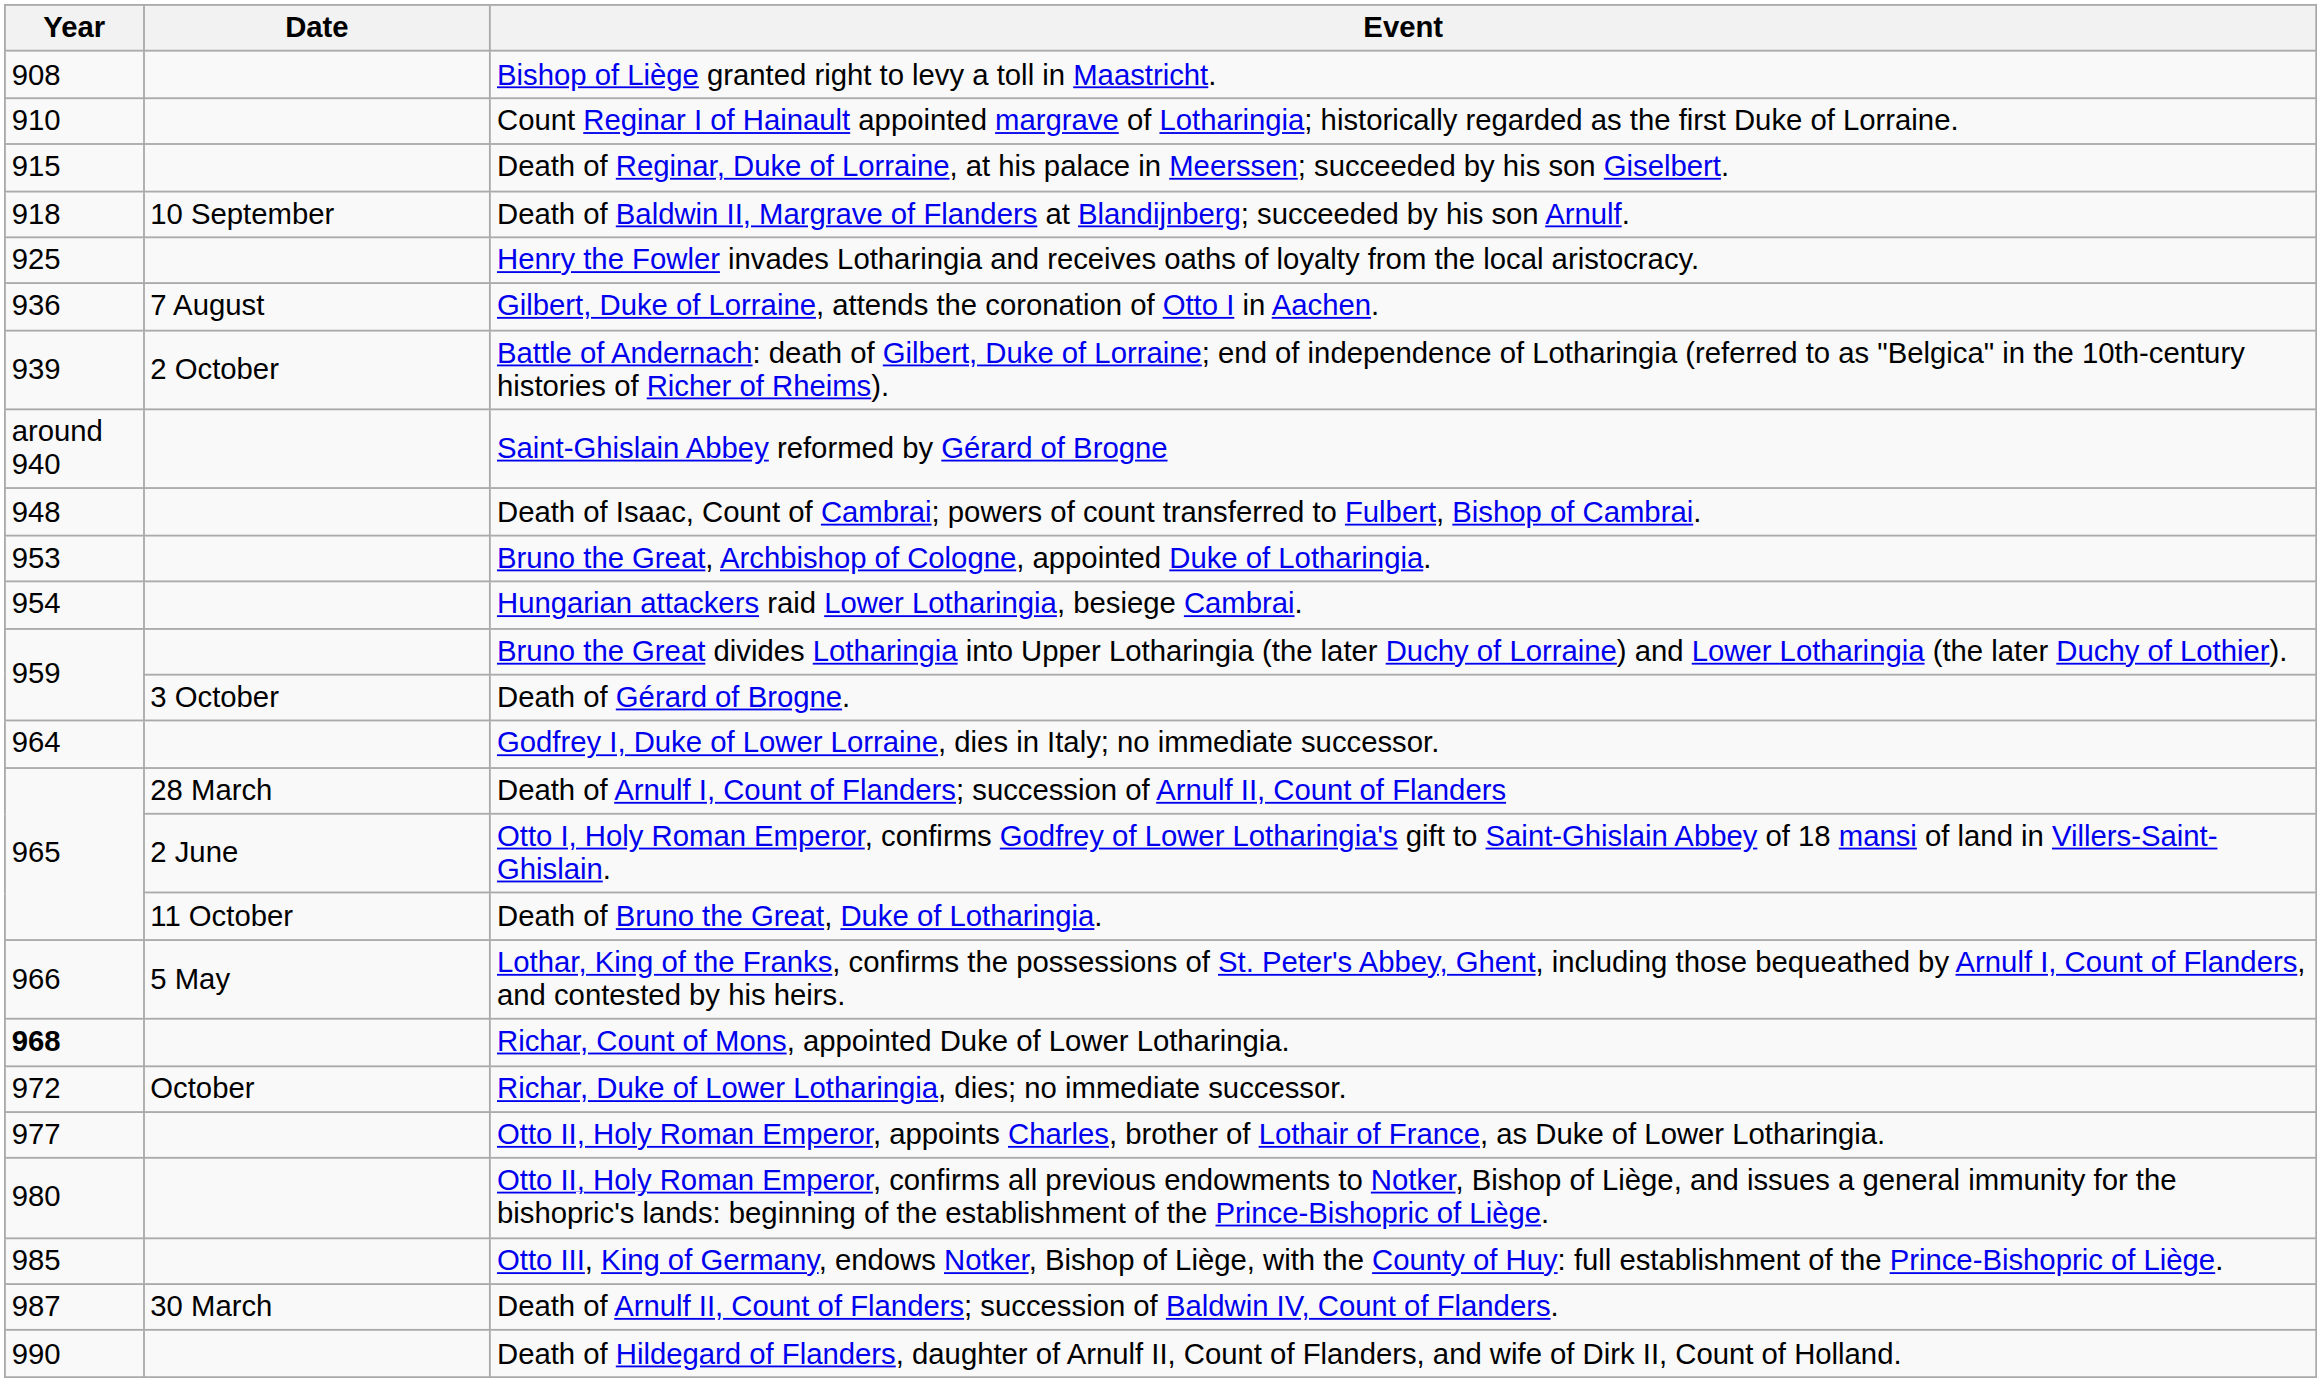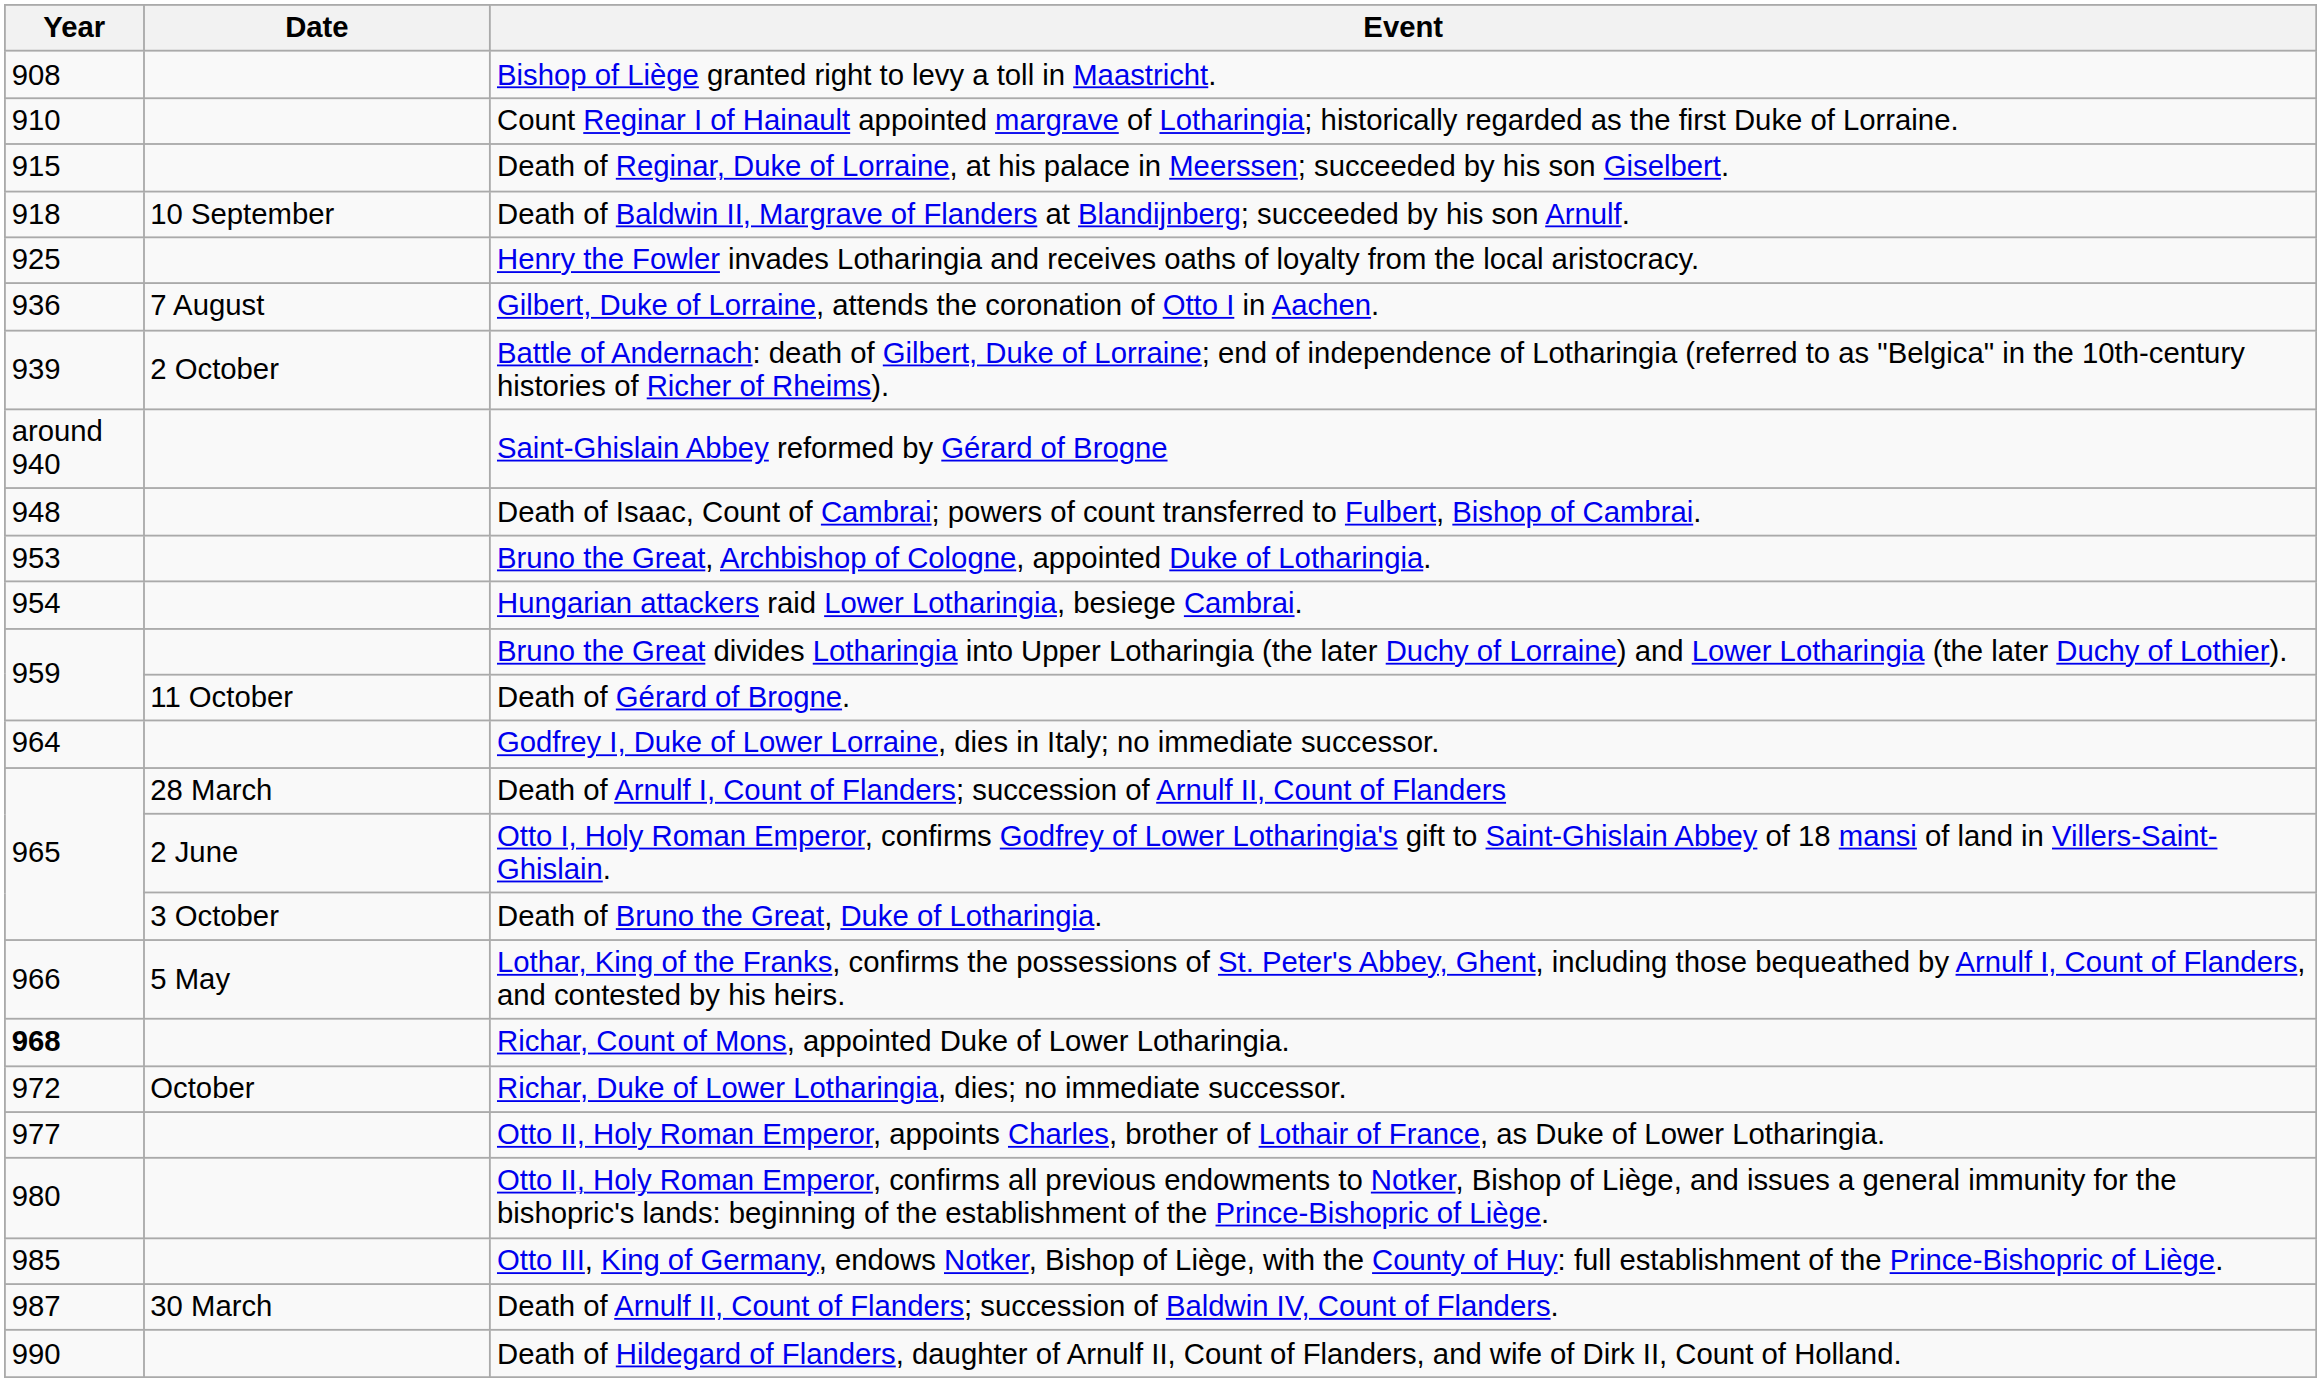(215, 697) 3 October -> (222, 697) 11 October
(222, 915) 11 October -> (215, 915) 3 October
